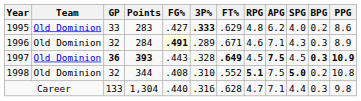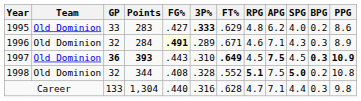(204, 58) .328 -> (204, 58) .310
(204, 73) .310 -> (204, 73) .328
